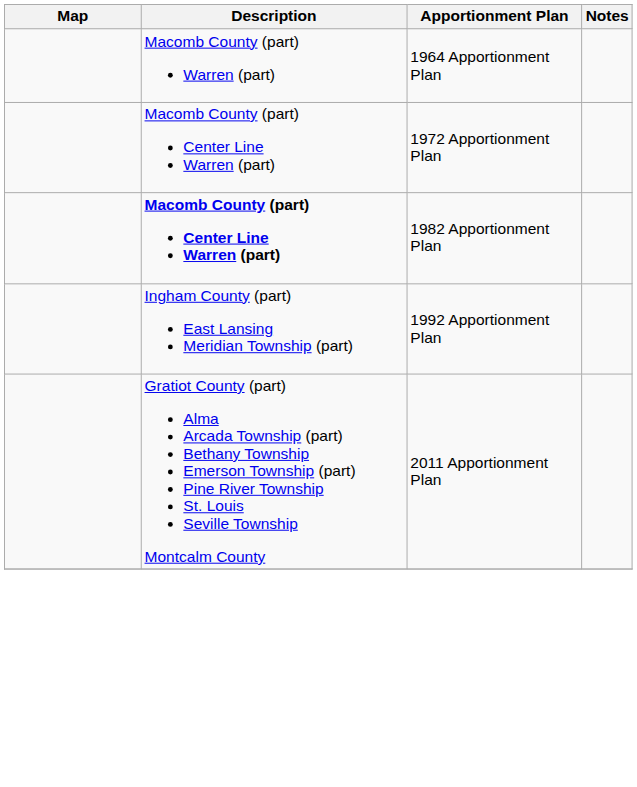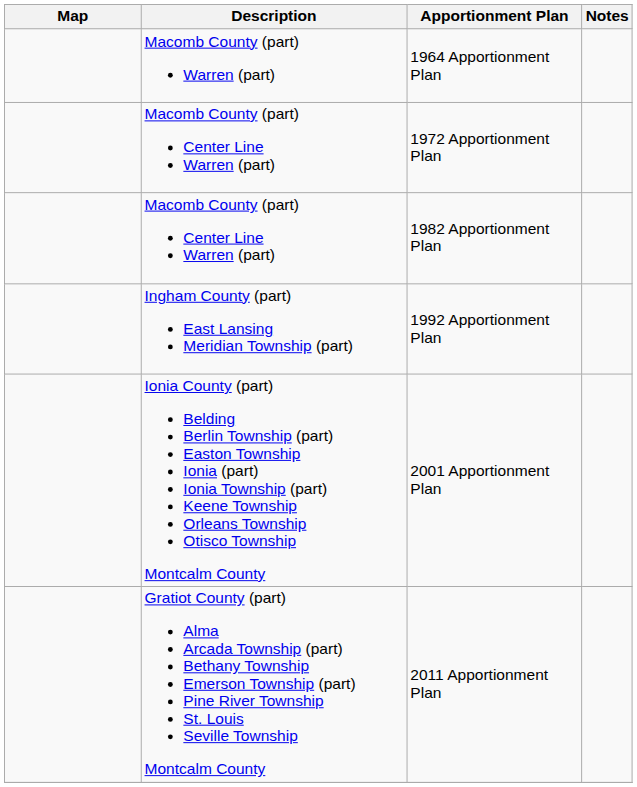(274, 230) bold -> (274, 230) normal
+ row: (480, 480)
